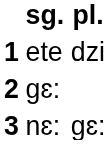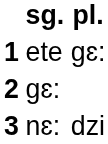(88, 52) dzi -> (88, 52) gɛ:
(88, 125) gɛ: -> (88, 125) dzi
